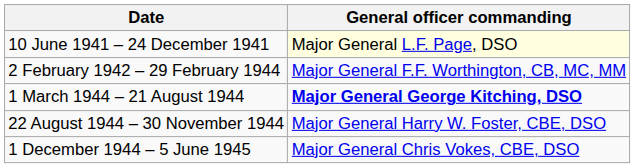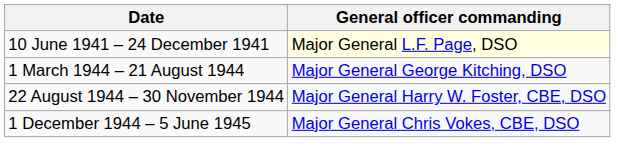- row: (144, 70)
(437, 96) bold -> (429, 70) normal
